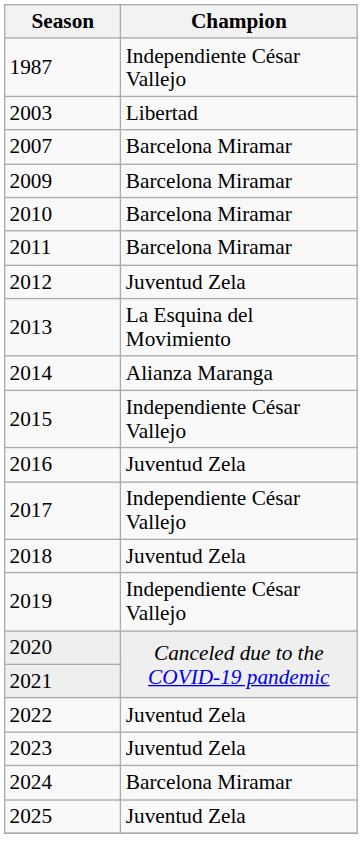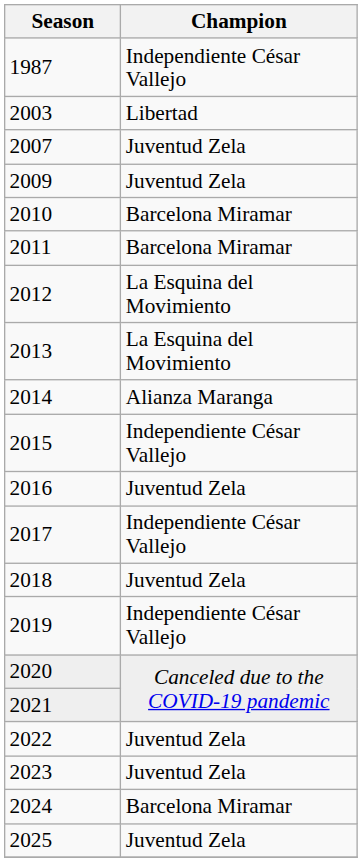(209, 146) Barcelona Miramar -> (186, 146) Juventud Zela
(209, 180) Barcelona Miramar -> (186, 180) Juventud Zela
(186, 281) Juventud Zela -> (190, 293) La Esquina del Movimiento
